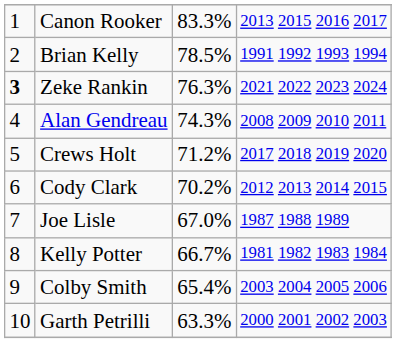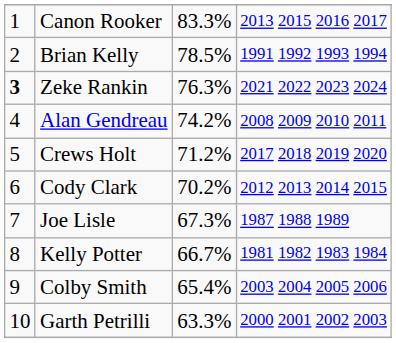(204, 120) 74.3% -> (204, 120) 74.2%
(204, 220) 67.0% -> (204, 220) 67.3%
